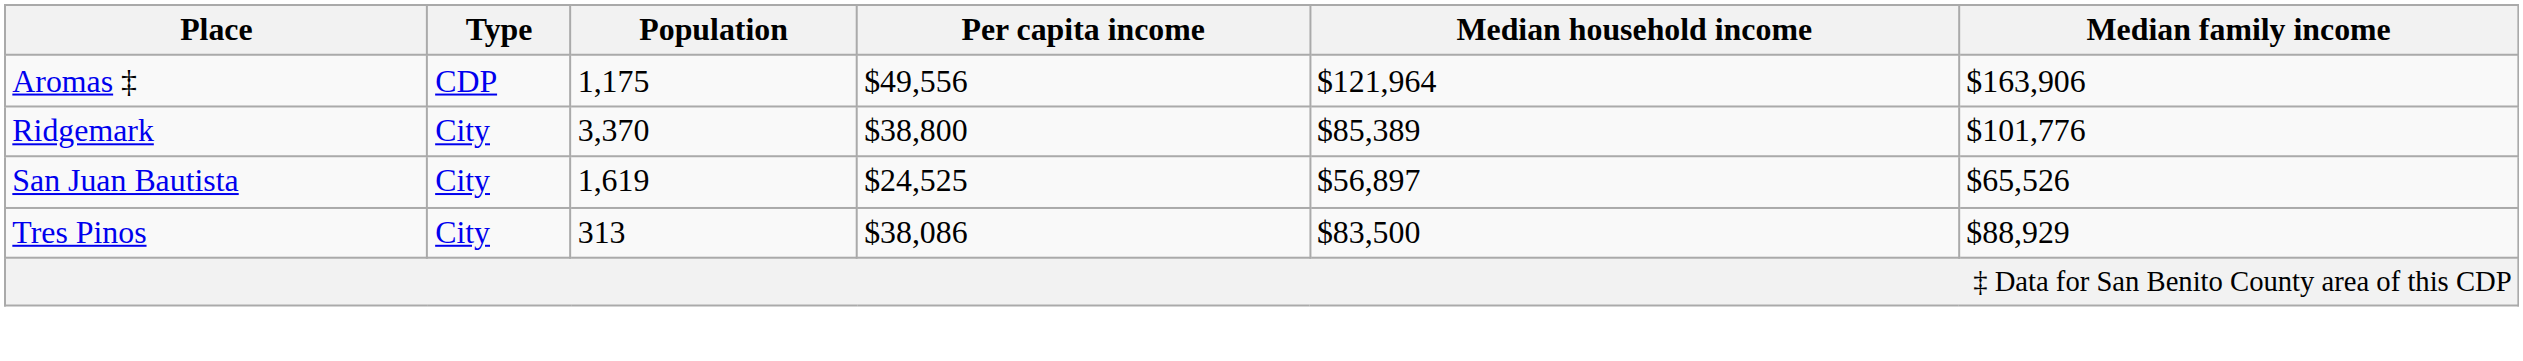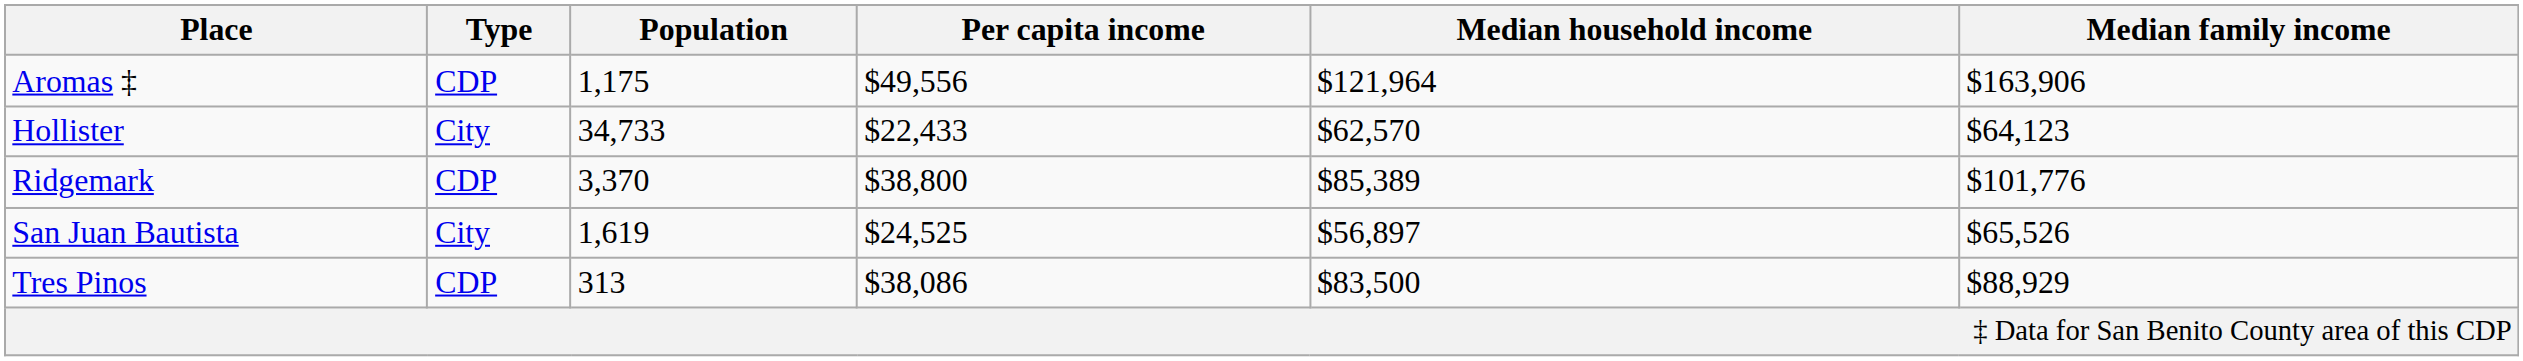+ row: (68, 130)
(463, 130) City -> (466, 181) CDP
(463, 231) City -> (466, 282) CDP
